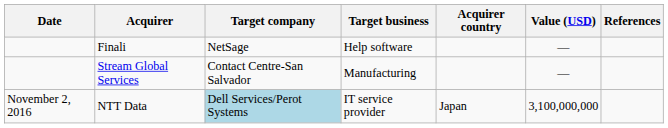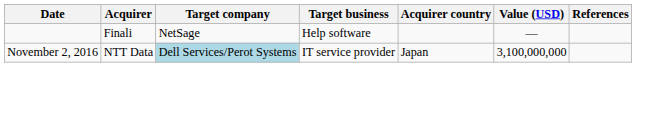- row: (133, 73)
